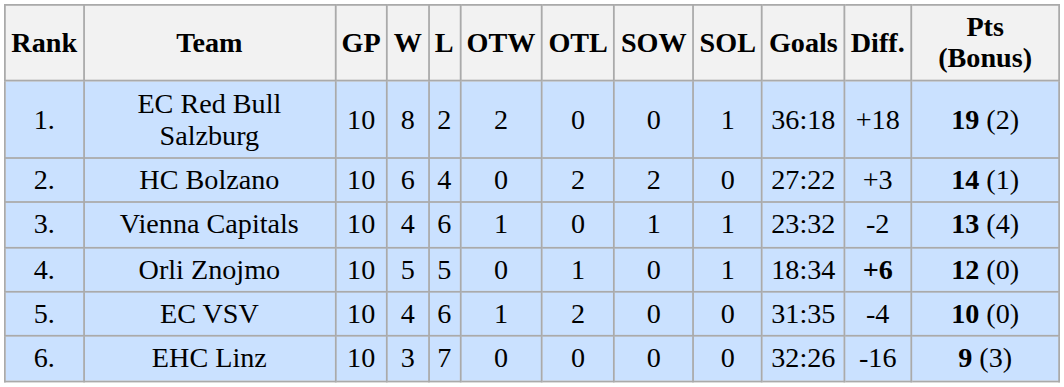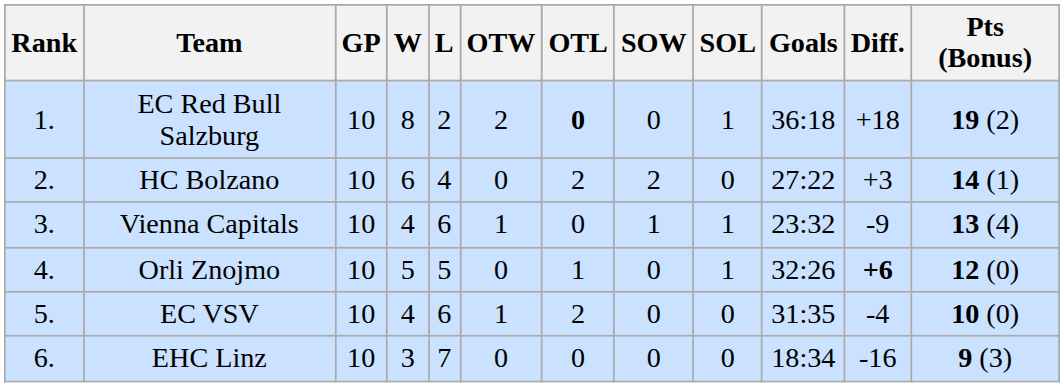(578, 119) normal -> (578, 119) bold
(878, 224) -2 -> (878, 224) -9
(803, 268) 18:34 -> (803, 268) 32:26
(803, 358) 32:26 -> (803, 358) 18:34
